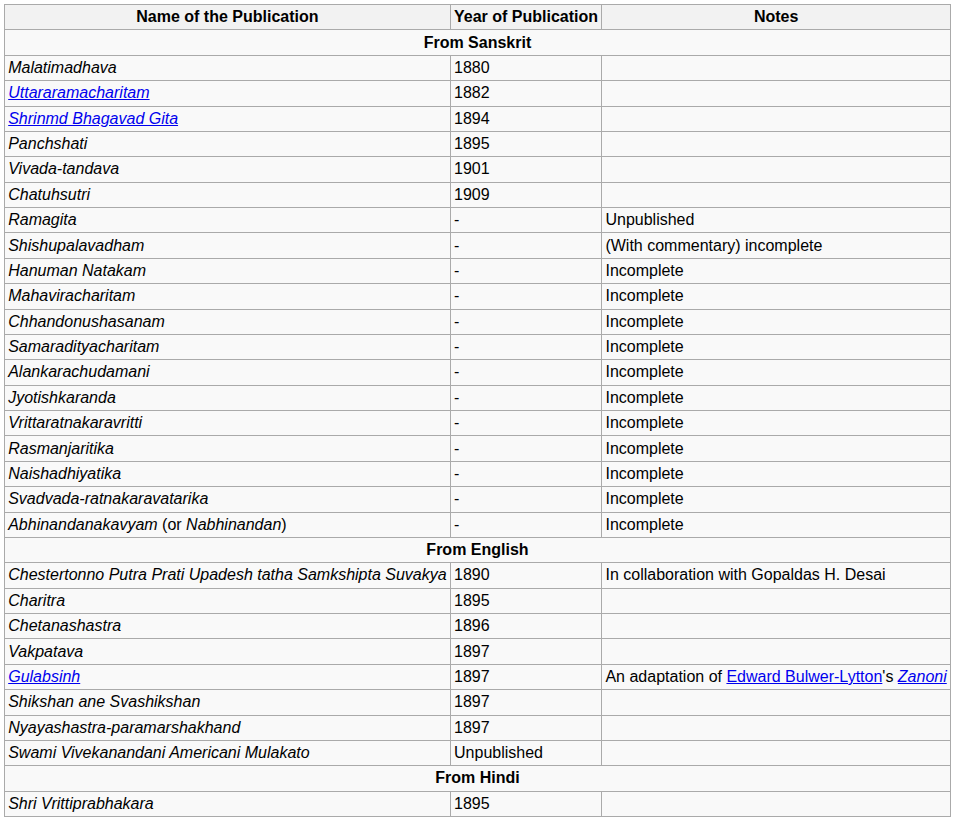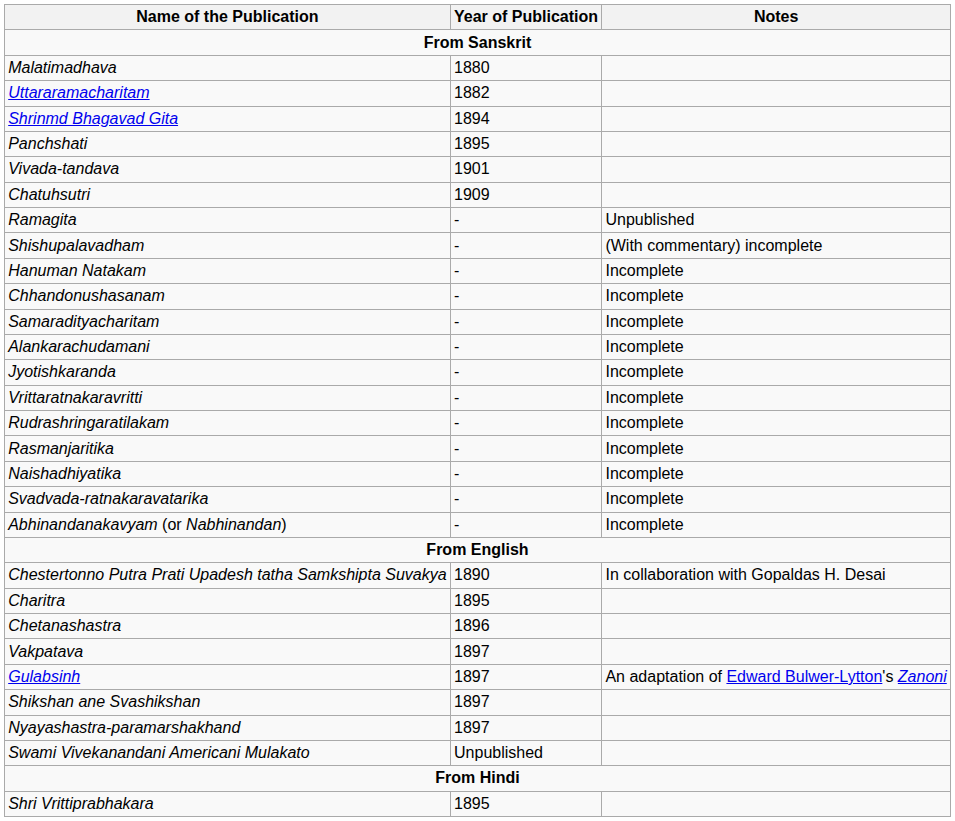- row: (72, 296)
+ row: (89, 423)
